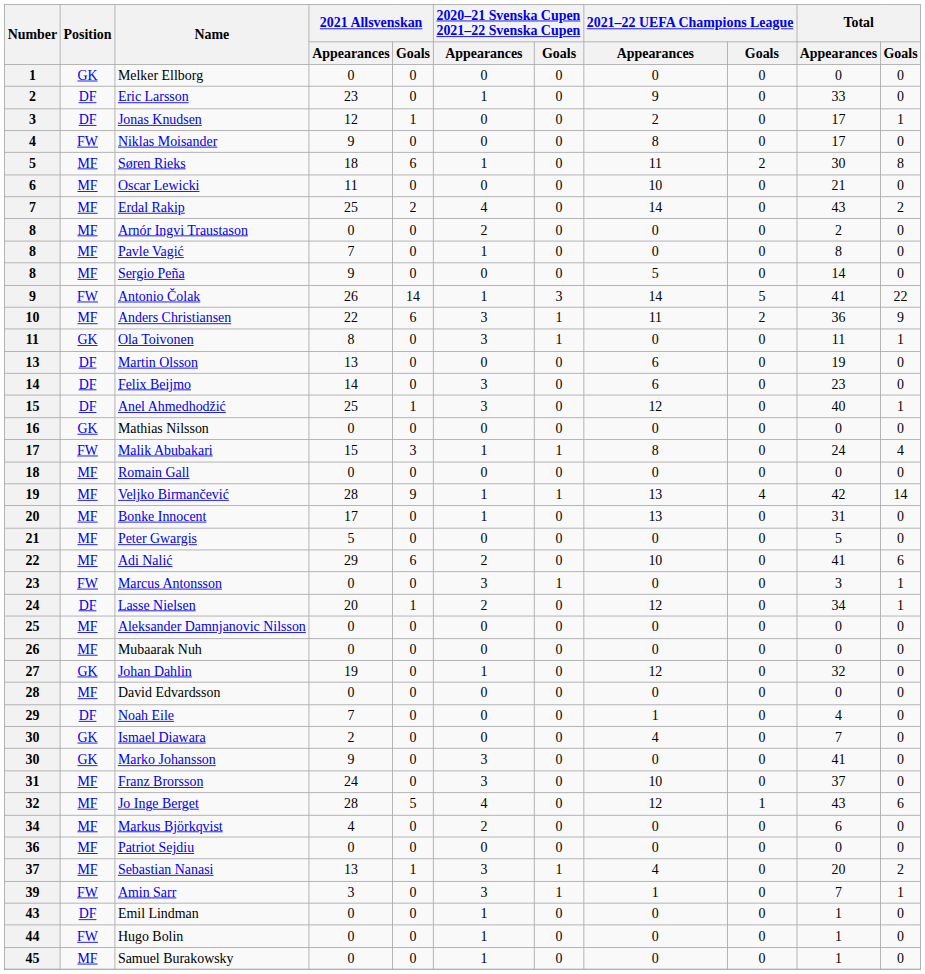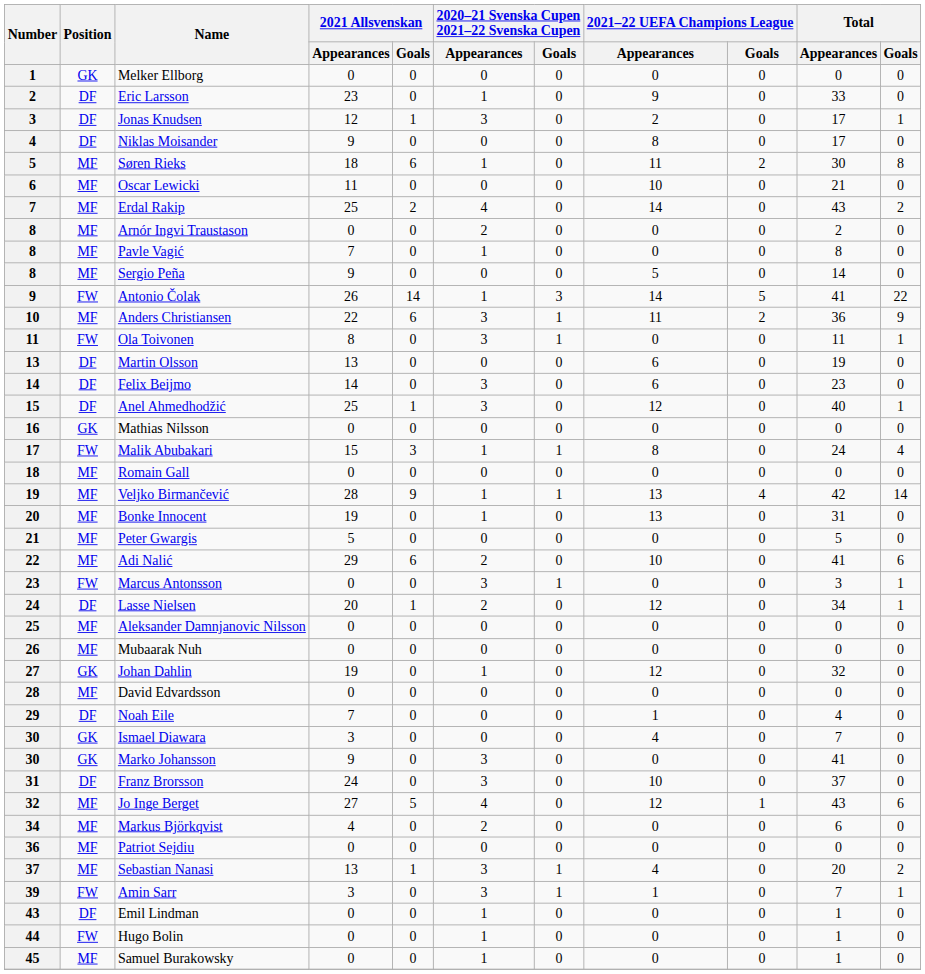(484, 119) 0 -> (484, 119) 3
(88, 141) FW -> (88, 141) DF
(88, 340) GK -> (88, 340) FW
(351, 516) 17 -> (351, 516) 19
(351, 737) 2 -> (351, 737) 3
(88, 781) MF -> (88, 781) DF
(351, 803) 28 -> (351, 803) 27
